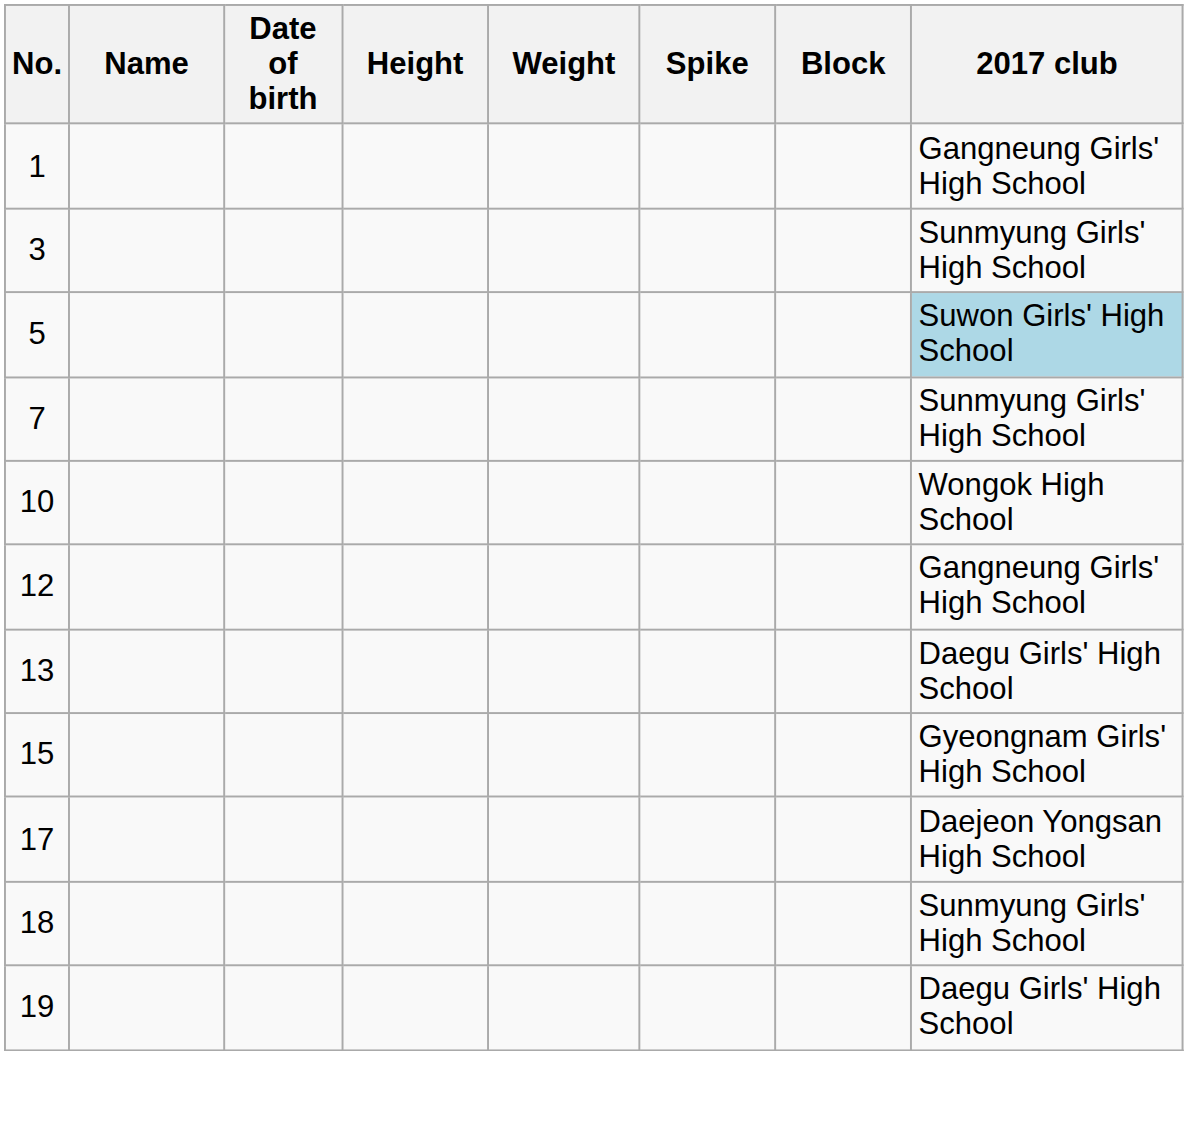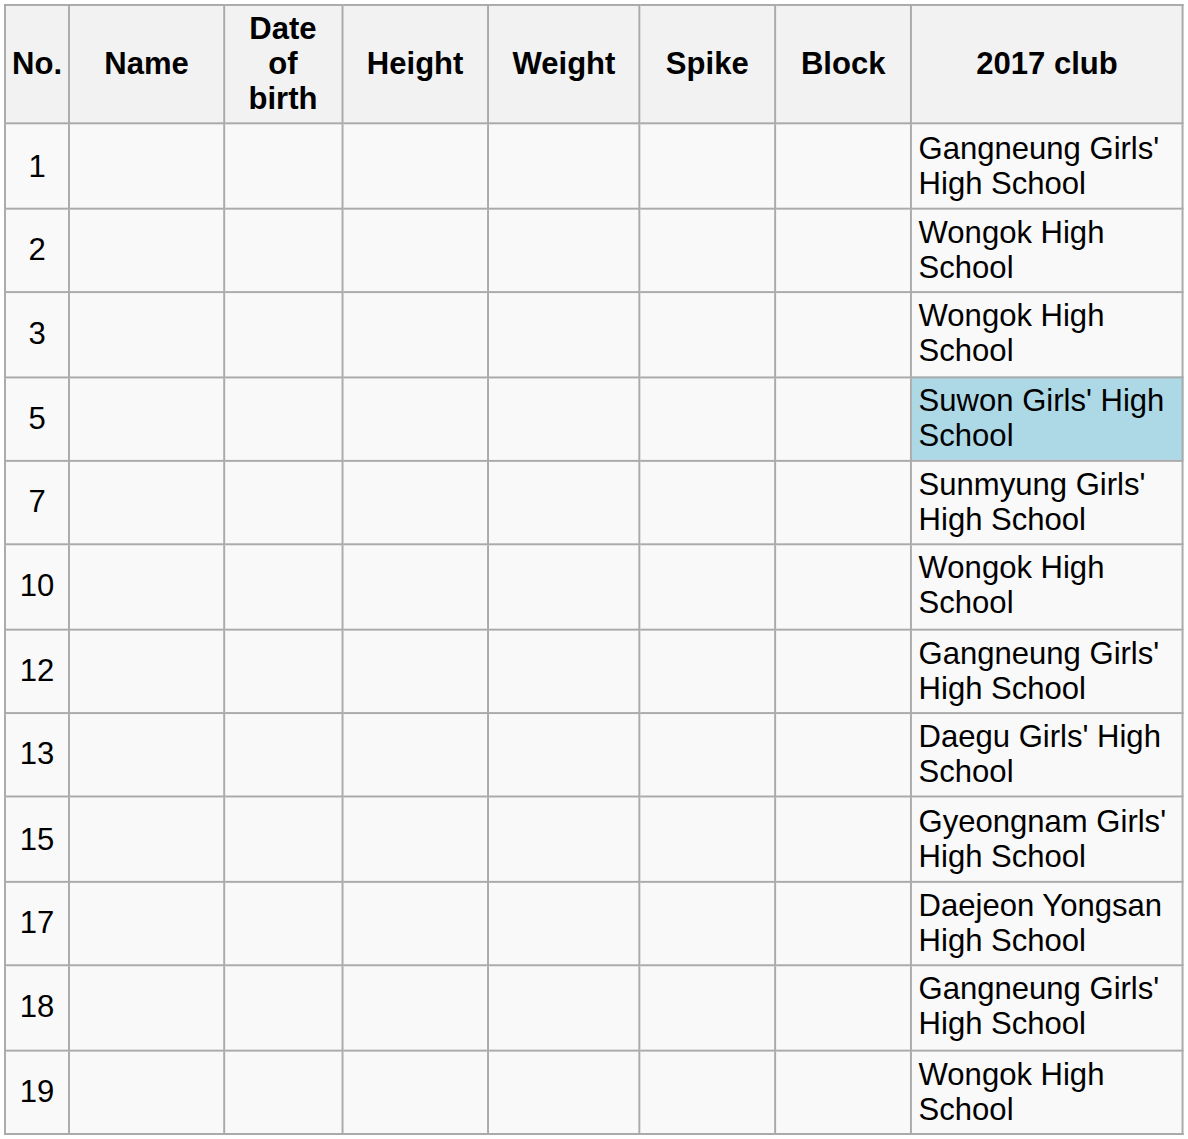+ row: (37, 249)
(1032, 249) Sunmyung Girls' High School -> (1012, 333) Wongok High School
(1032, 922) Sunmyung Girls' High School -> (1039, 1007) Gangneung Girls' High School
(1040, 1007) Daegu Girls' High School -> (1012, 1091) Wongok High School
